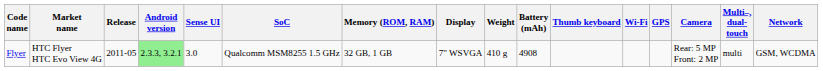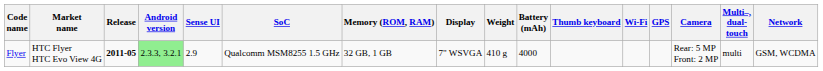(121, 53) normal -> (121, 53) bold
(192, 53) 3.0 -> (191, 53) 2.9
(528, 53) 4908 -> (528, 53) 4000
